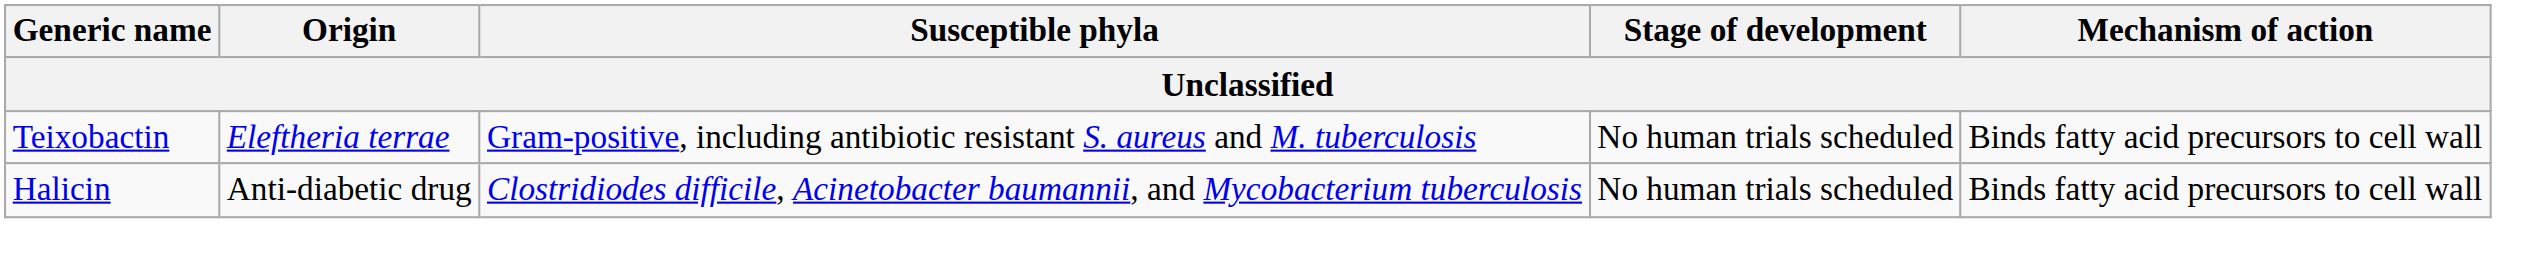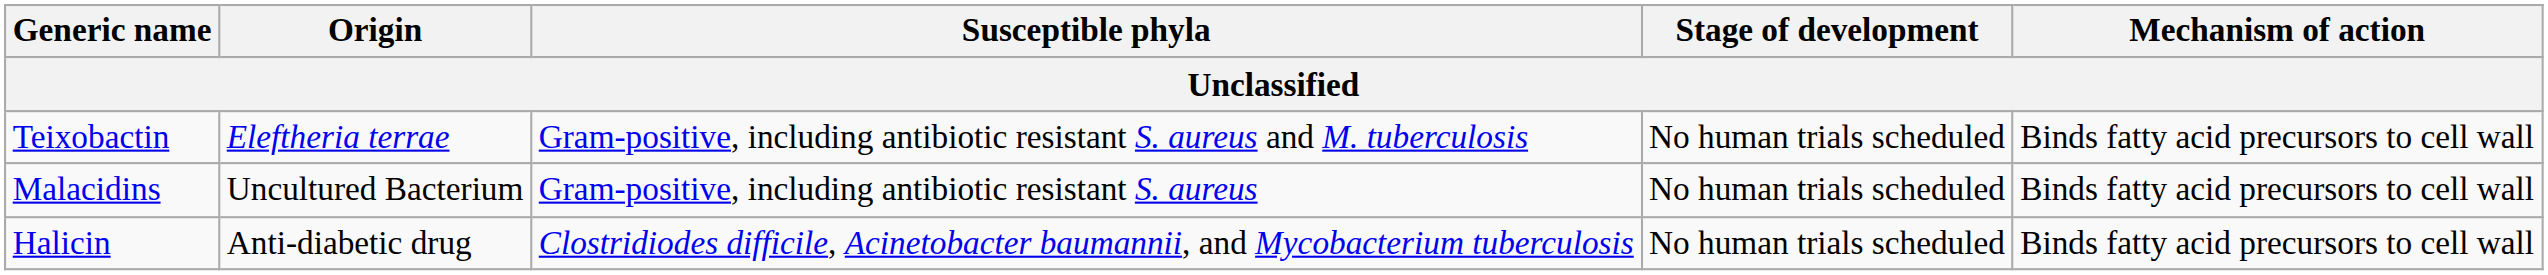+ row: (87, 189)
